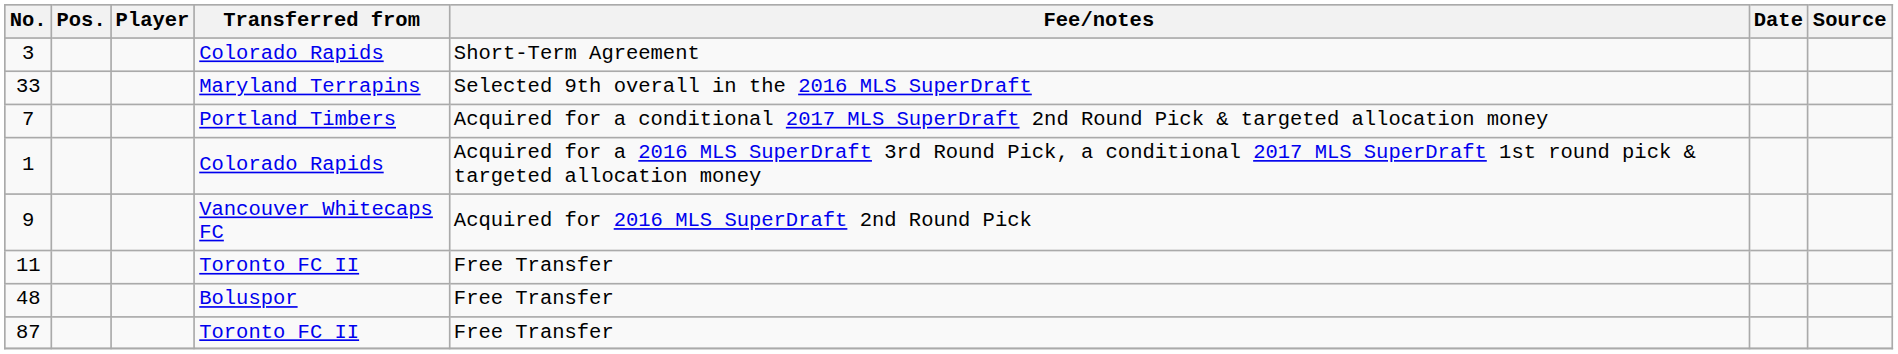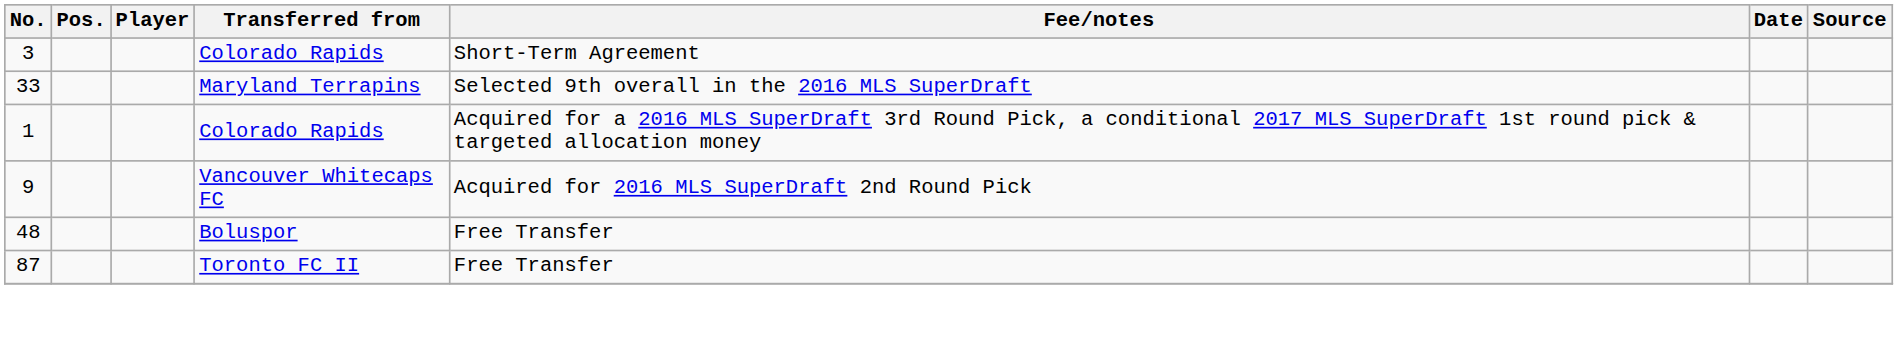- row: (28, 121)
- row: (28, 267)
